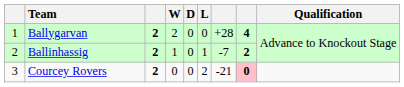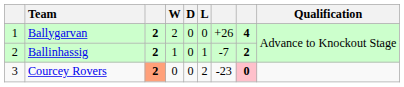(224, 33) +28 -> (224, 33) +26
(155, 71) no background -> (155, 71) lightsalmon background
(224, 71) -21 -> (224, 71) -23
